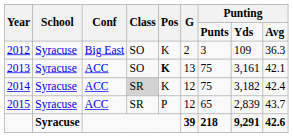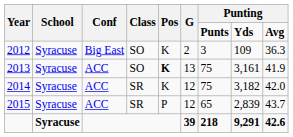(275, 68) 42.1 -> (275, 68) 41.9
(137, 86) lightgrey background -> (137, 86) no background
(275, 86) 42.4 -> (275, 86) 42.0
